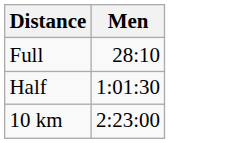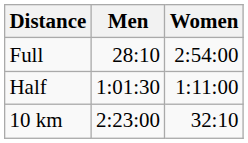+ column: (204, 21)
